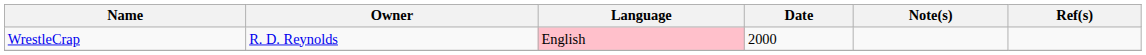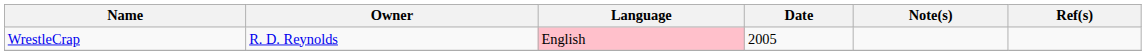(762, 38) 2000 -> (762, 38) 2005
